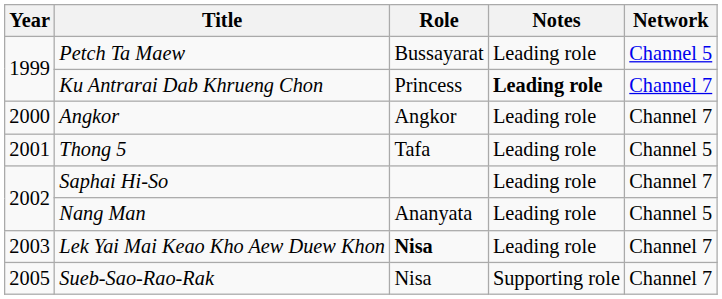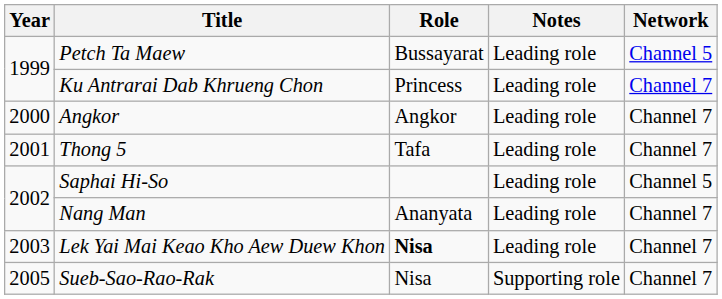(548, 85) bold -> (545, 85) normal
(671, 149) Channel 5 -> (671, 149) Channel 7
(671, 181) Channel 7 -> (671, 181) Channel 5
(671, 213) Channel 5 -> (671, 213) Channel 7
